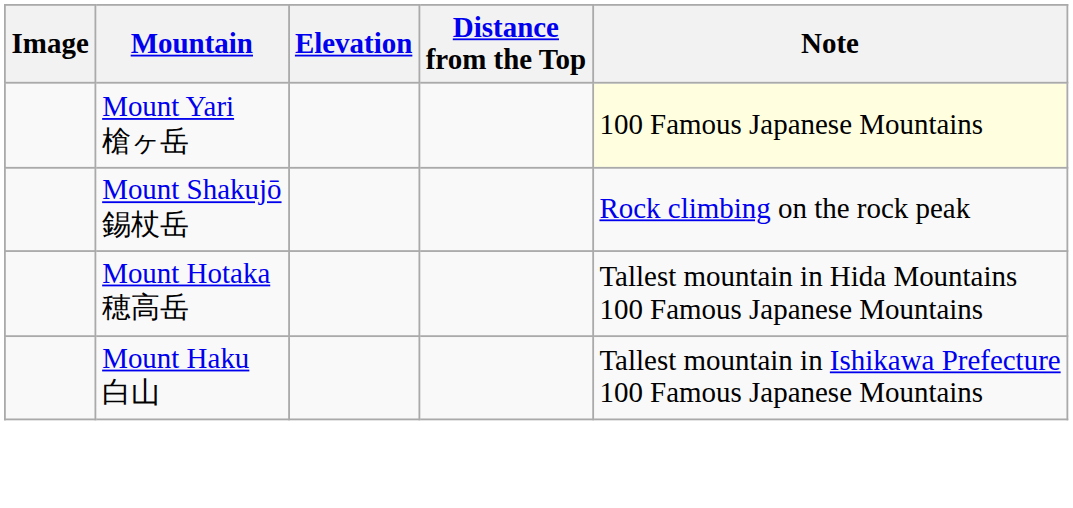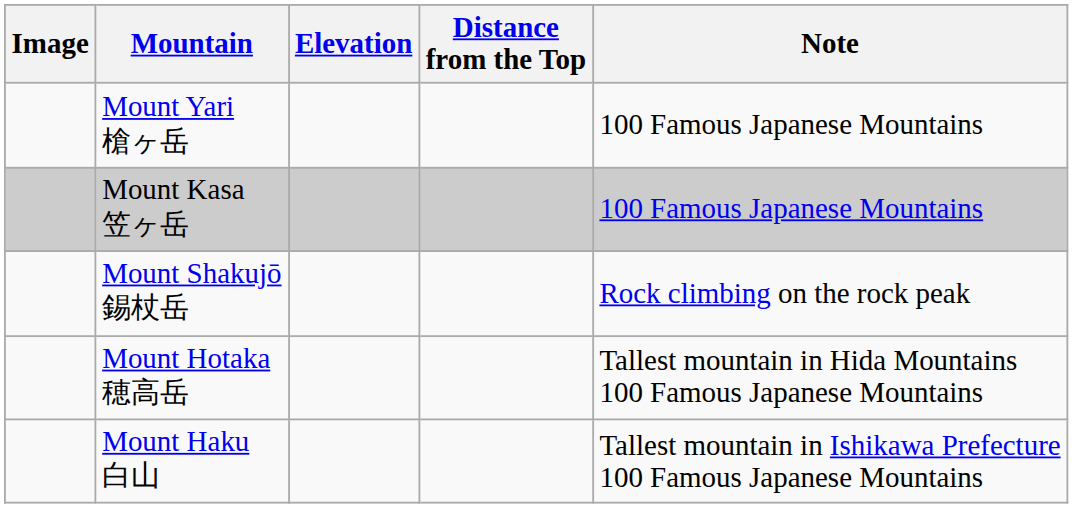(791, 124) lightyellow background -> (791, 124) no background
+ row: (173, 207)
